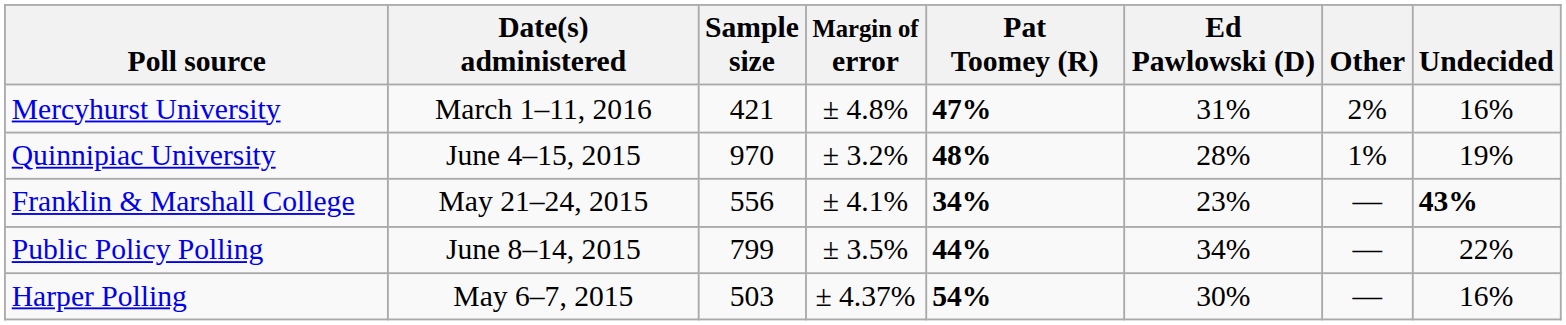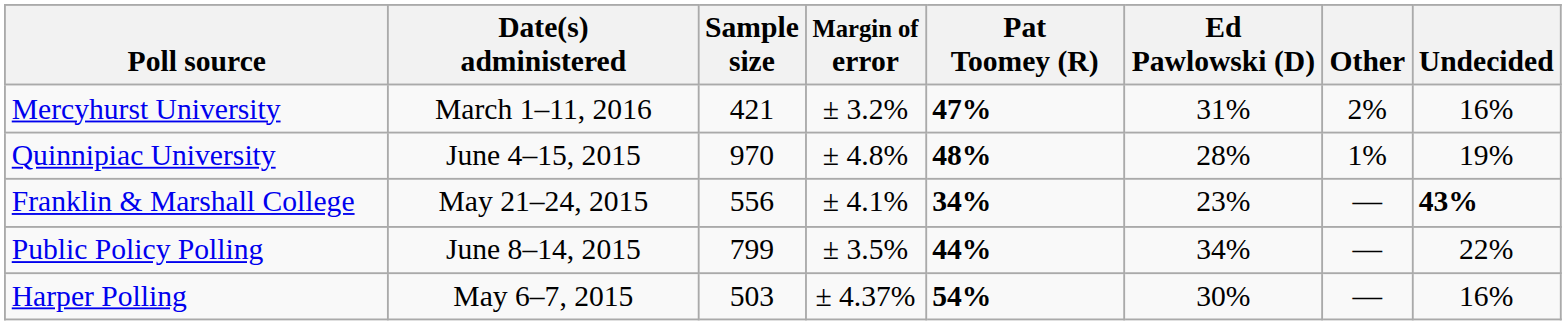(865, 108) ± 4.8% -> (865, 108) ± 3.2%
(865, 155) ± 3.2% -> (865, 155) ± 4.8%
